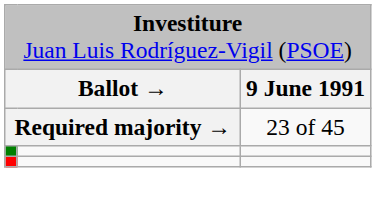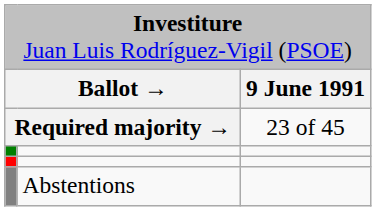+ row: (11, 186)
